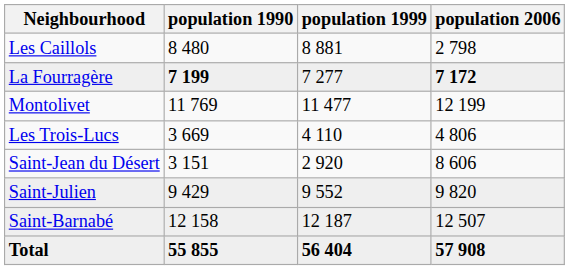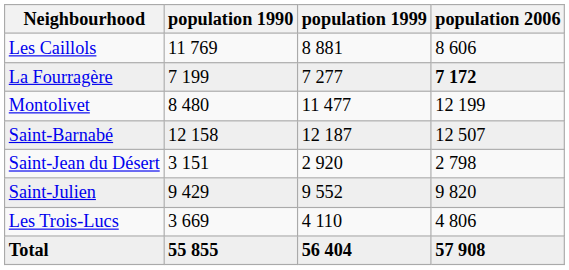(189, 47) 8 480 -> (193, 47) 11 769
(456, 47) 2 798 -> (456, 47) 8 606
(189, 76) bold -> (189, 76) normal
(193, 105) 11 769 -> (189, 105) 8 480
rows swapped: (61, 221) <-> (64, 134)
(456, 163) 8 606 -> (456, 163) 2 798
